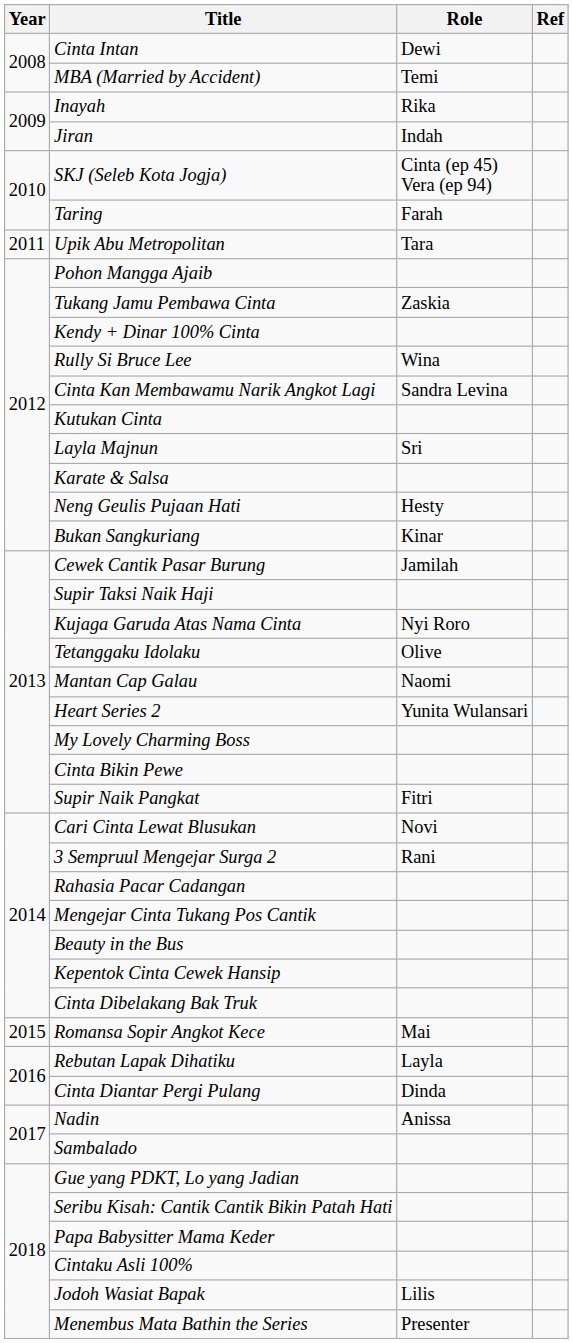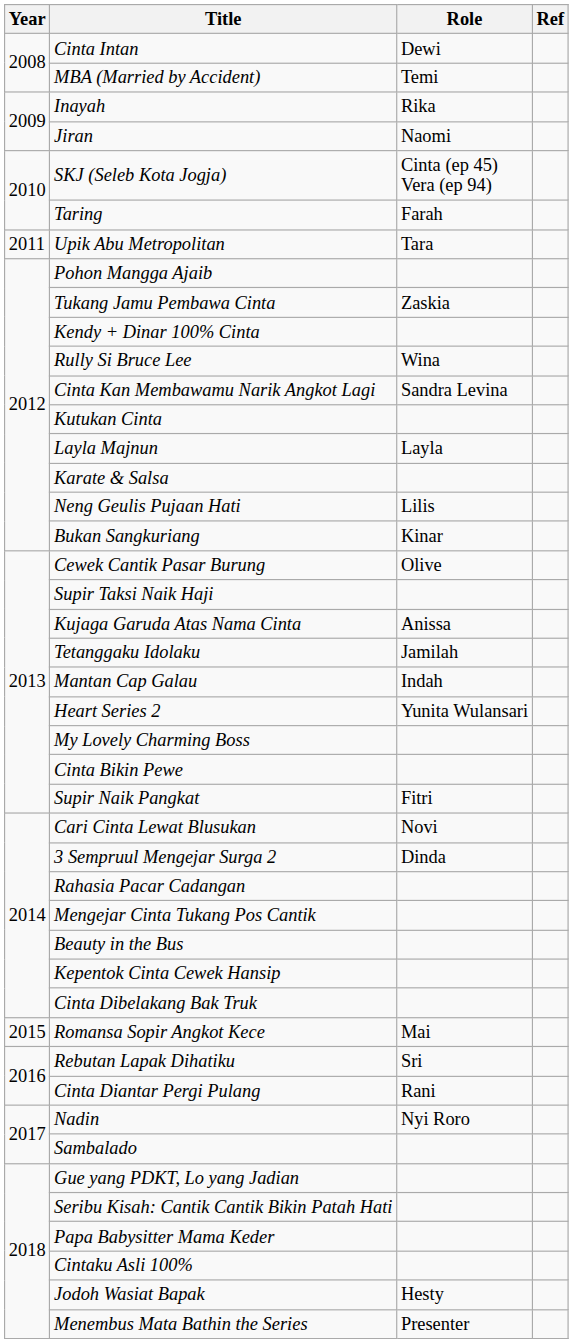(422, 135) Indah -> (426, 135) Naomi
(412, 448) Sri -> (422, 448) Layla
(422, 506) Hesty -> (418, 506) Lilis
(430, 565) Jamilah -> (421, 565) Olive
(435, 623) Nyi Roro -> (426, 623) Anissa
(421, 652) Olive -> (430, 652) Jamilah
(426, 681) Naomi -> (422, 681) Indah
(418, 856) Rani -> (423, 856) Dinda
(422, 1061) Layla -> (412, 1061) Sri
(423, 1090) Dinda -> (418, 1090) Rani
(426, 1119) Anissa -> (435, 1119) Nyi Roro
(418, 1294) Lilis -> (422, 1294) Hesty
